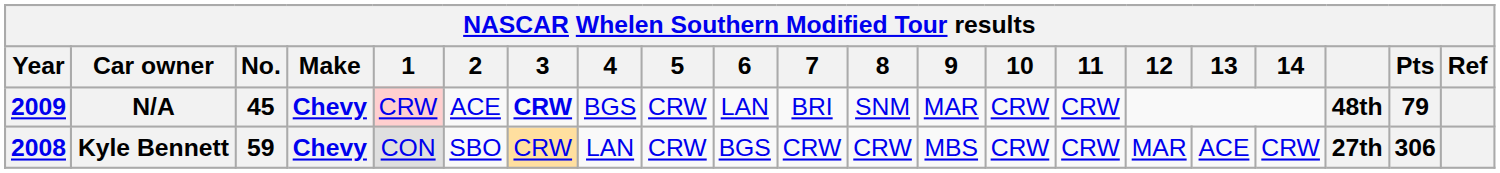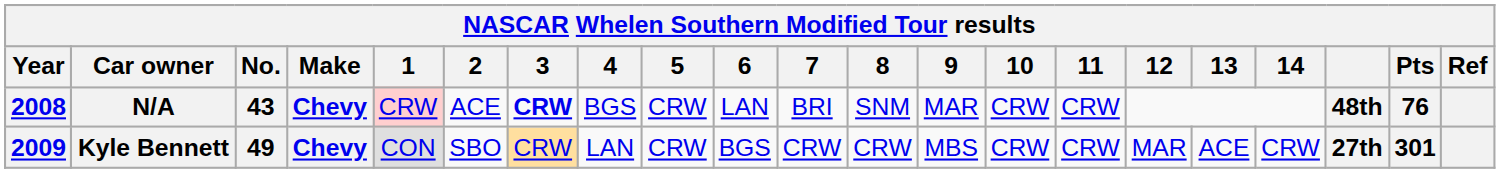(38, 107) 2009 -> (38, 107) 2008
(261, 107) 45 -> (261, 107) 43
(1415, 107) 79 -> (1415, 107) 76
(38, 148) 2008 -> (38, 148) 2009
(261, 148) 59 -> (261, 148) 49
(1415, 148) 306 -> (1415, 148) 301
